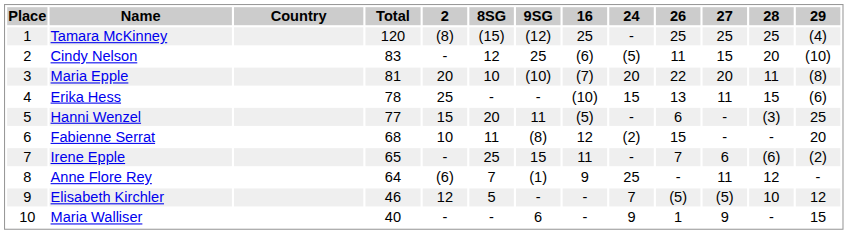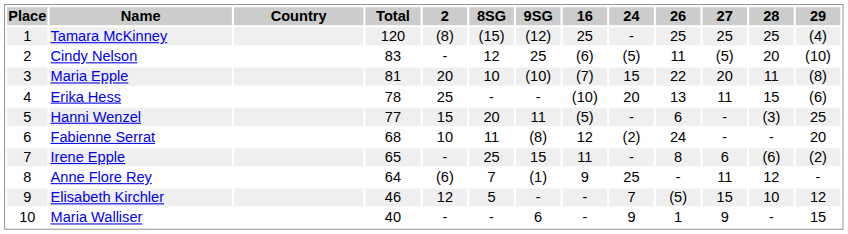(725, 56) 15 -> (725, 56) (5)
(631, 77) 20 -> (631, 77) 15
(631, 97) 15 -> (631, 97) 20
(678, 137) 15 -> (678, 137) 24
(678, 157) 7 -> (678, 157) 8
(725, 197) (5) -> (725, 197) 15
